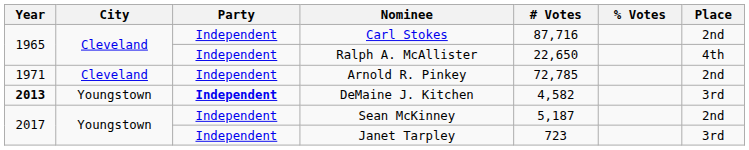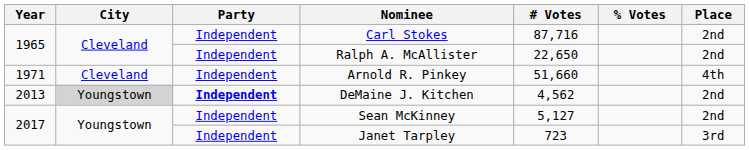(713, 55) 4th -> (713, 55) 2nd
(556, 75) 72,785 -> (556, 75) 51,660
(713, 75) 2nd -> (713, 75) 4th
(30, 95) bold -> (30, 95) normal
(114, 95) no background -> (114, 95) lightgrey background
(556, 95) 4,582 -> (556, 95) 4,562
(713, 95) 3rd -> (713, 95) 2nd
(556, 115) 5,187 -> (556, 115) 5,127
